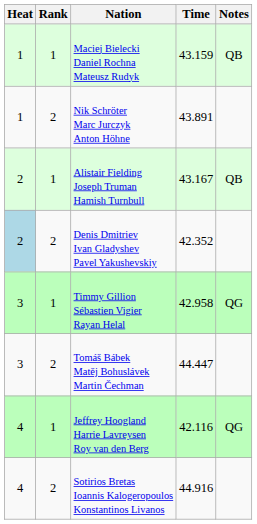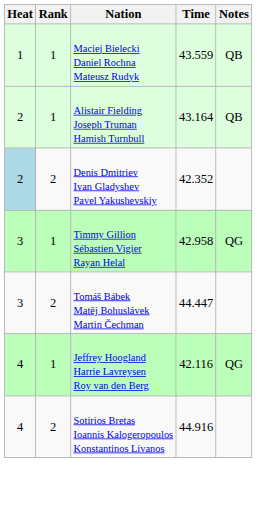(196, 55) 43.159 -> (196, 55) 43.559
- row: (102, 124)
(196, 179) 43.167 -> (196, 117) 43.164
